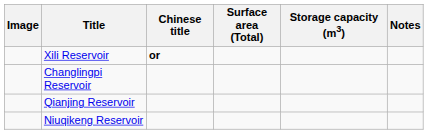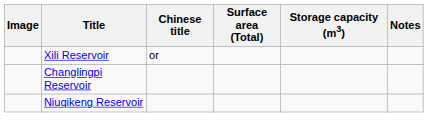(155, 55) bold -> (154, 55) normal
- row: (89, 103)
